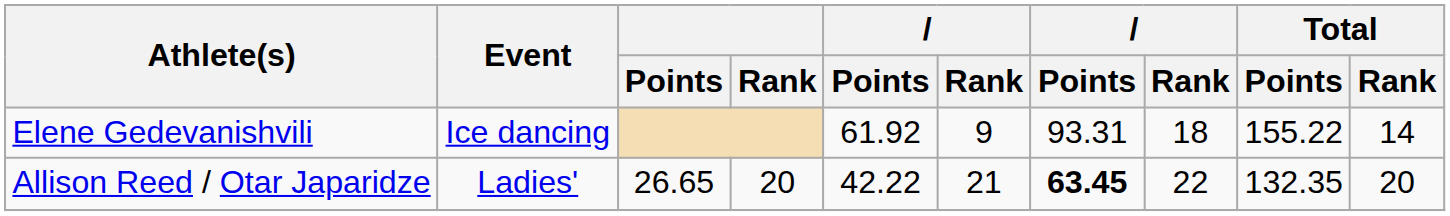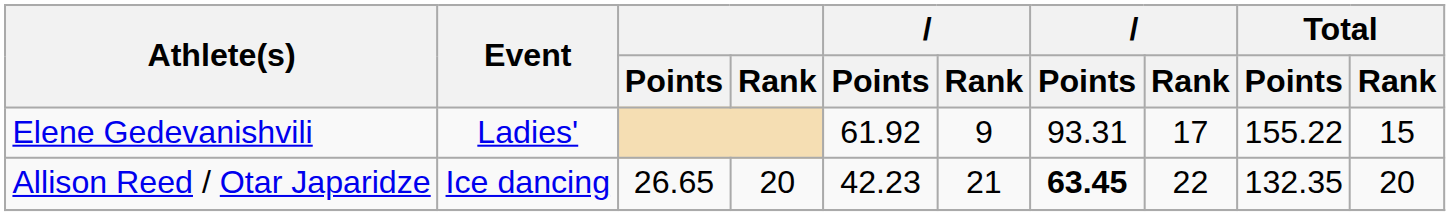(528, 132) Ice dancing -> (528, 132) Ladies'
(1190, 132) 18 -> (1190, 132) 17
(1397, 132) 14 -> (1397, 132) 15
(528, 183) Ladies' -> (528, 183) Ice dancing
(881, 183) 42.22 -> (881, 183) 42.23
